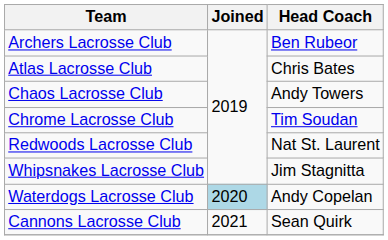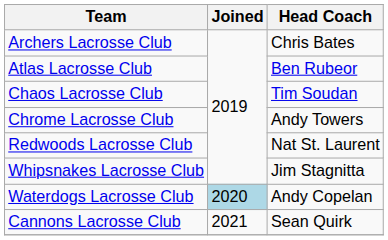(314, 42) Ben Rubeor -> (313, 42) Chris Bates
(313, 68) Chris Bates -> (314, 68) Ben Rubeor
(317, 94) Andy Towers -> (314, 94) Tim Soudan
(314, 119) Tim Soudan -> (317, 119) Andy Towers
